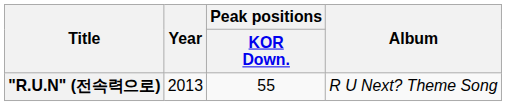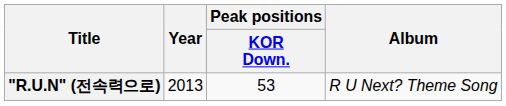(266, 86) 55 -> (266, 86) 53
